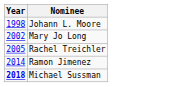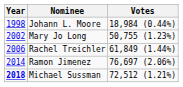+ column: (143, 11)
(16, 50) 2005 -> (16, 50) 2006
